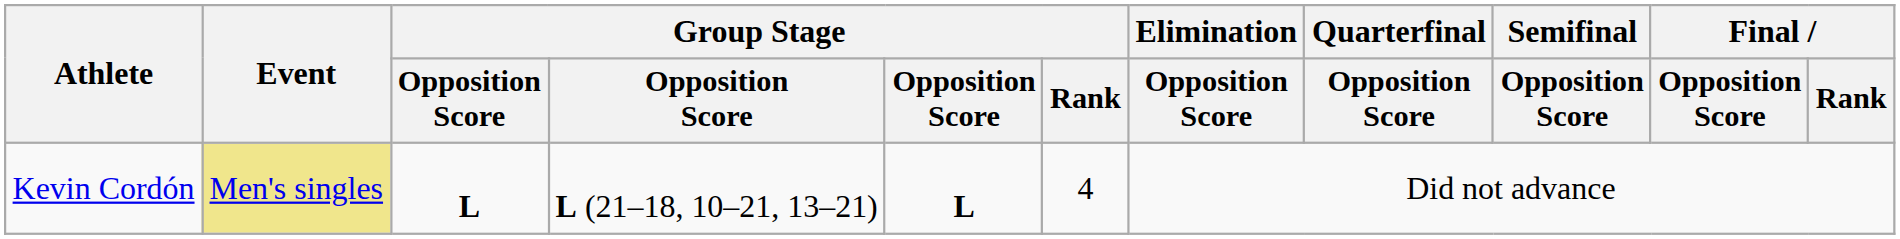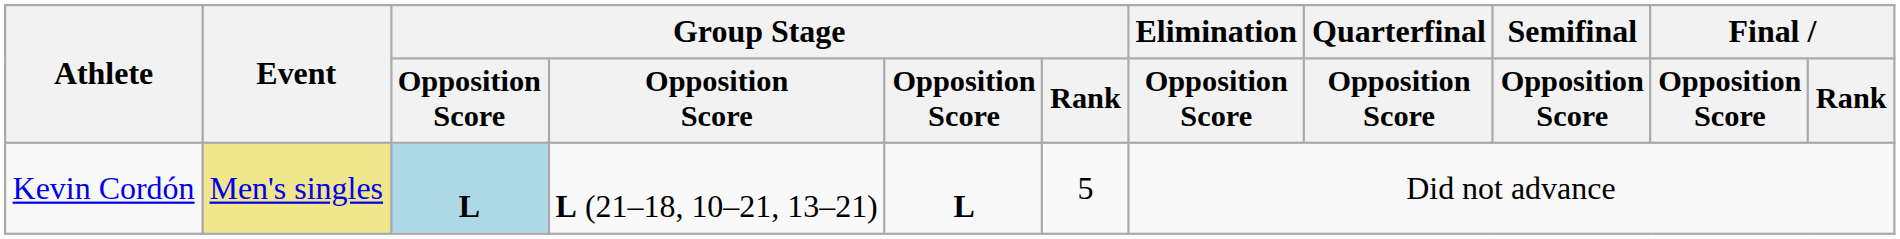(469, 207) no background -> (469, 207) lightblue background
(1085, 188) 4 -> (1085, 188) 5
